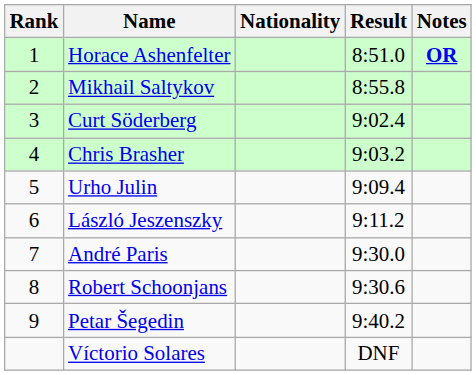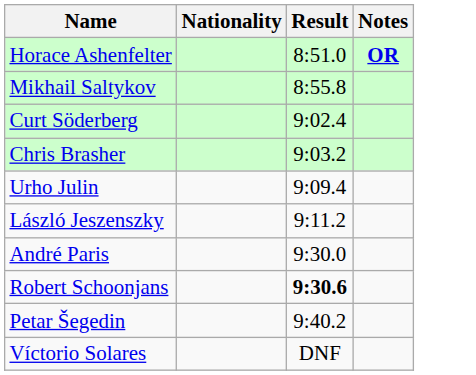- column: (34, 21)
(378, 287) normal -> (320, 287) bold
